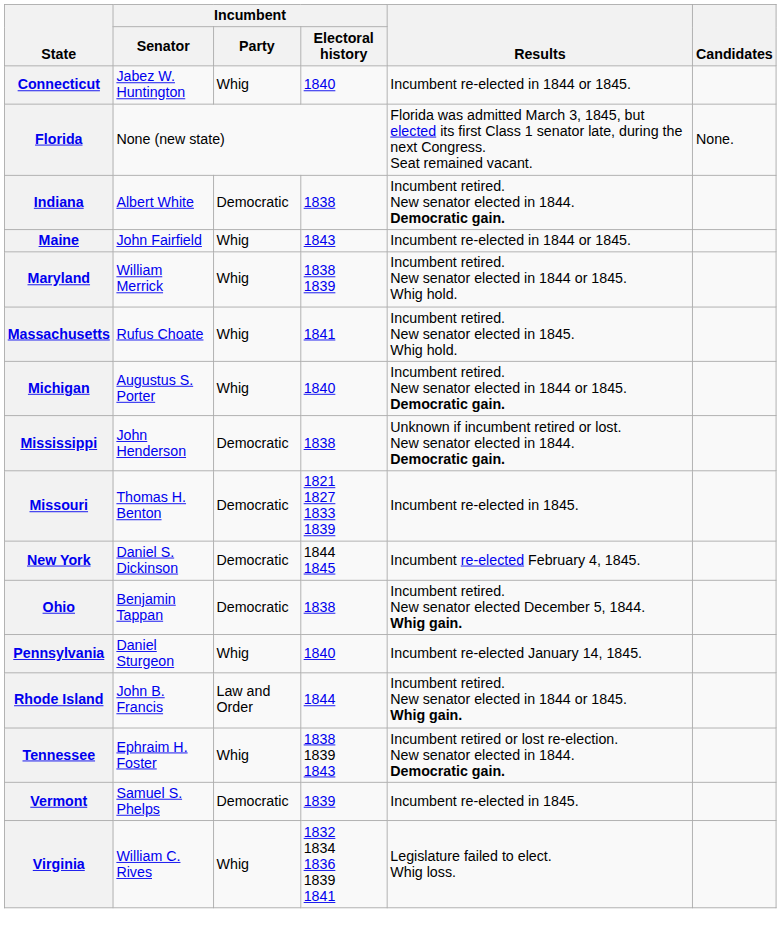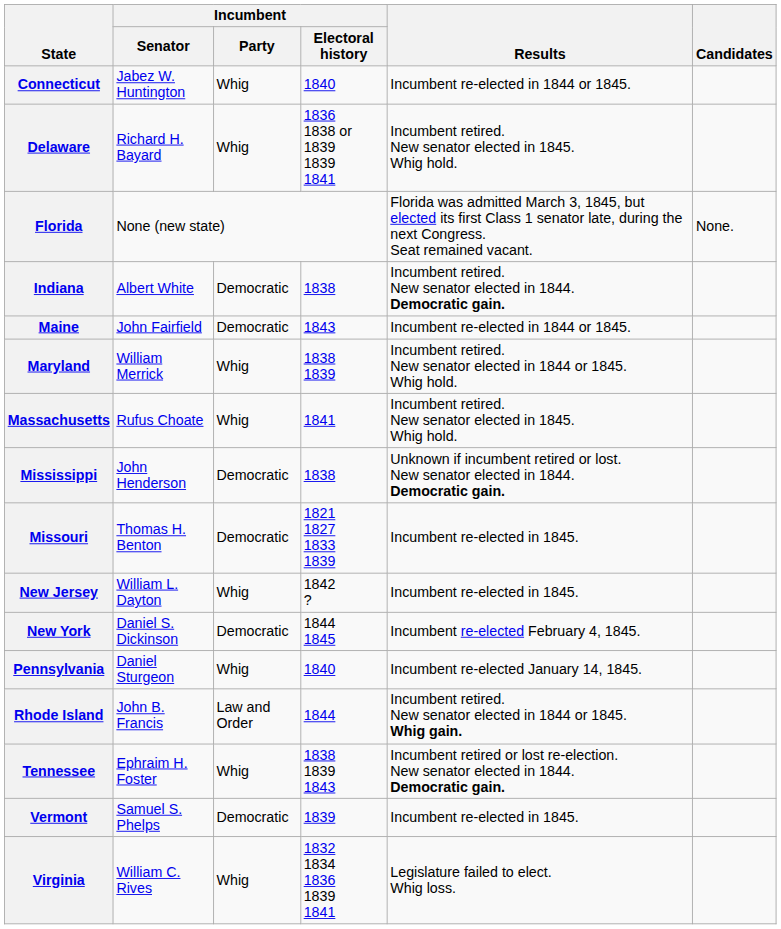+ row: (59, 147)
(233, 240) Whig -> (253, 327) Democratic
- row: (59, 388)
+ row: (59, 592)
- row: (59, 607)
